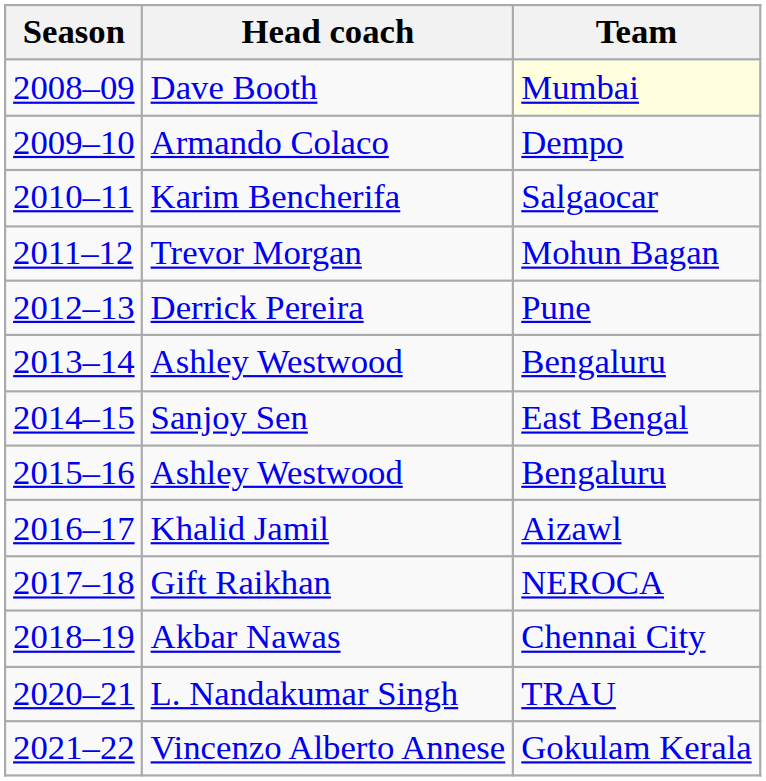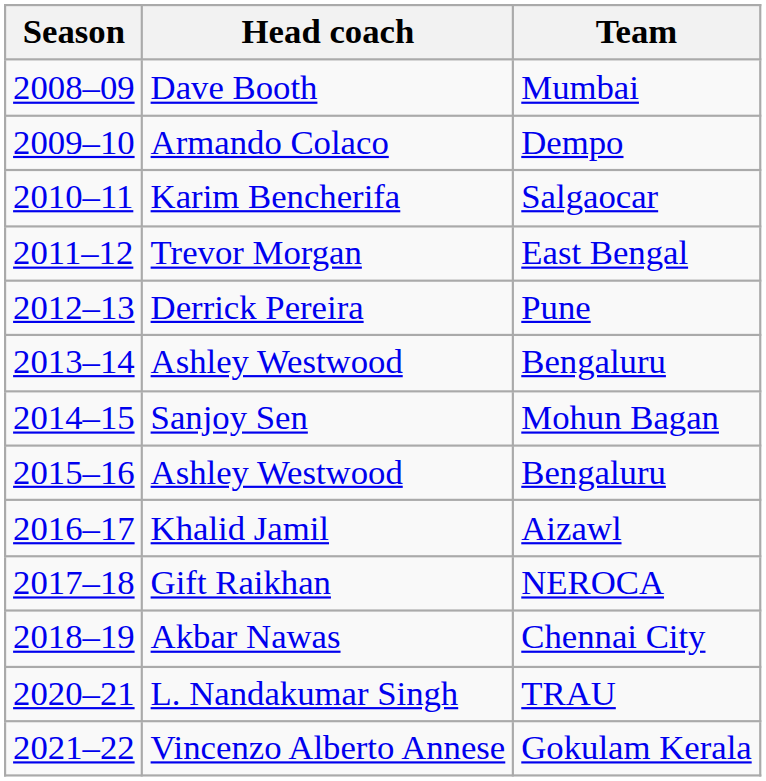(580, 87) lightyellow background -> (580, 87) no background
(620, 252) Mohun Bagan -> (605, 252) East Bengal
(605, 417) East Bengal -> (620, 417) Mohun Bagan
